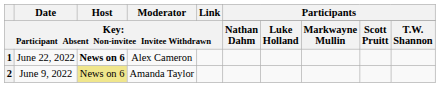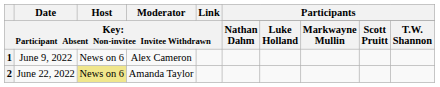(46, 57) June 22, 2022 -> (46, 57) June 9, 2022
(102, 57) bold -> (102, 57) normal
(46, 73) June 9, 2022 -> (46, 73) June 22, 2022
